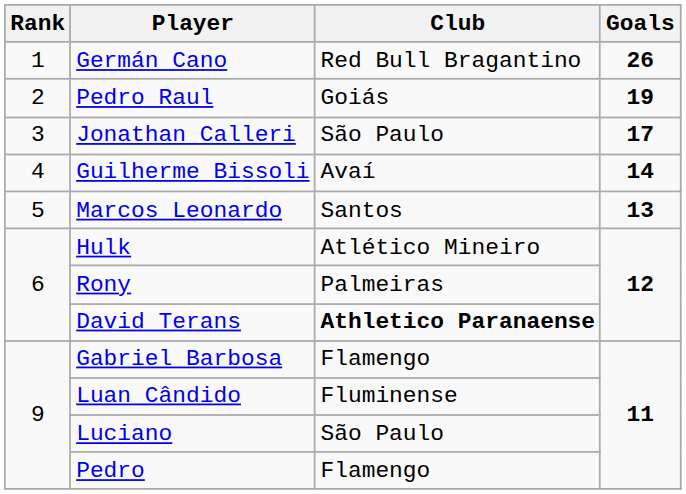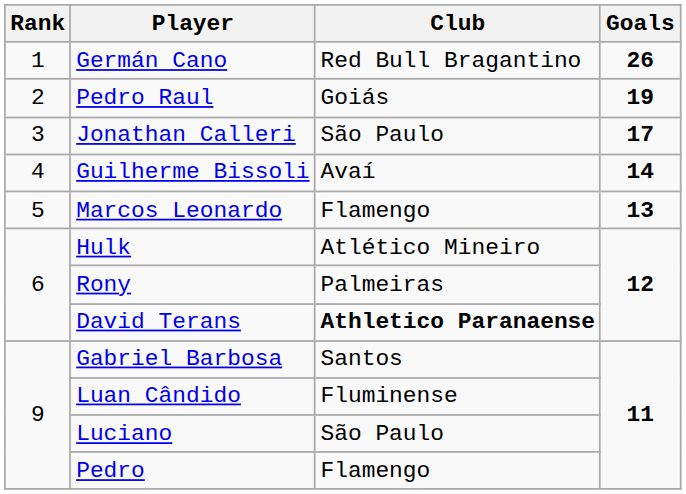(362, 210) Santos -> (375, 210) Flamengo
(375, 359) Flamengo -> (362, 359) Santos
